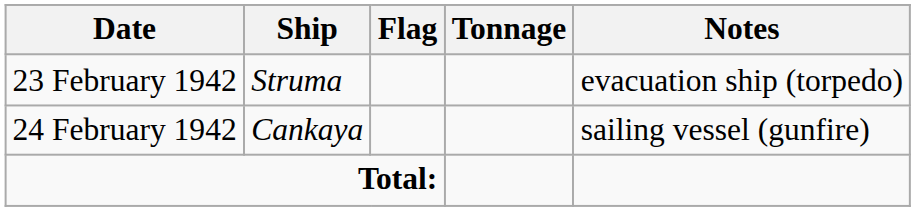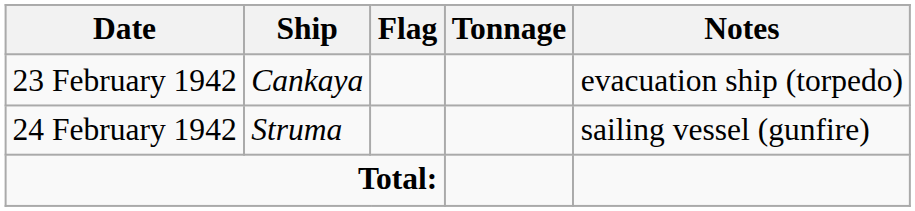(297, 79) Struma -> (307, 79) Cankaya
(307, 129) Cankaya -> (297, 129) Struma
